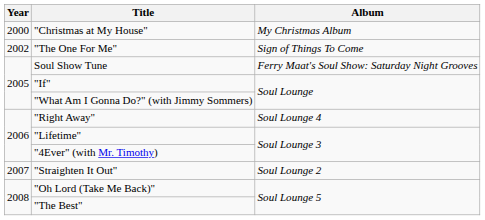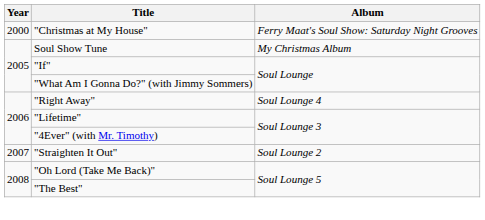(304, 30) My Christmas Album -> (368, 30) Ferry Maat's Soul Show: Saturday Night Grooves
- row: (76, 48)
(368, 65) Ferry Maat's Soul Show: Saturday Night Grooves -> (304, 48) My Christmas Album
